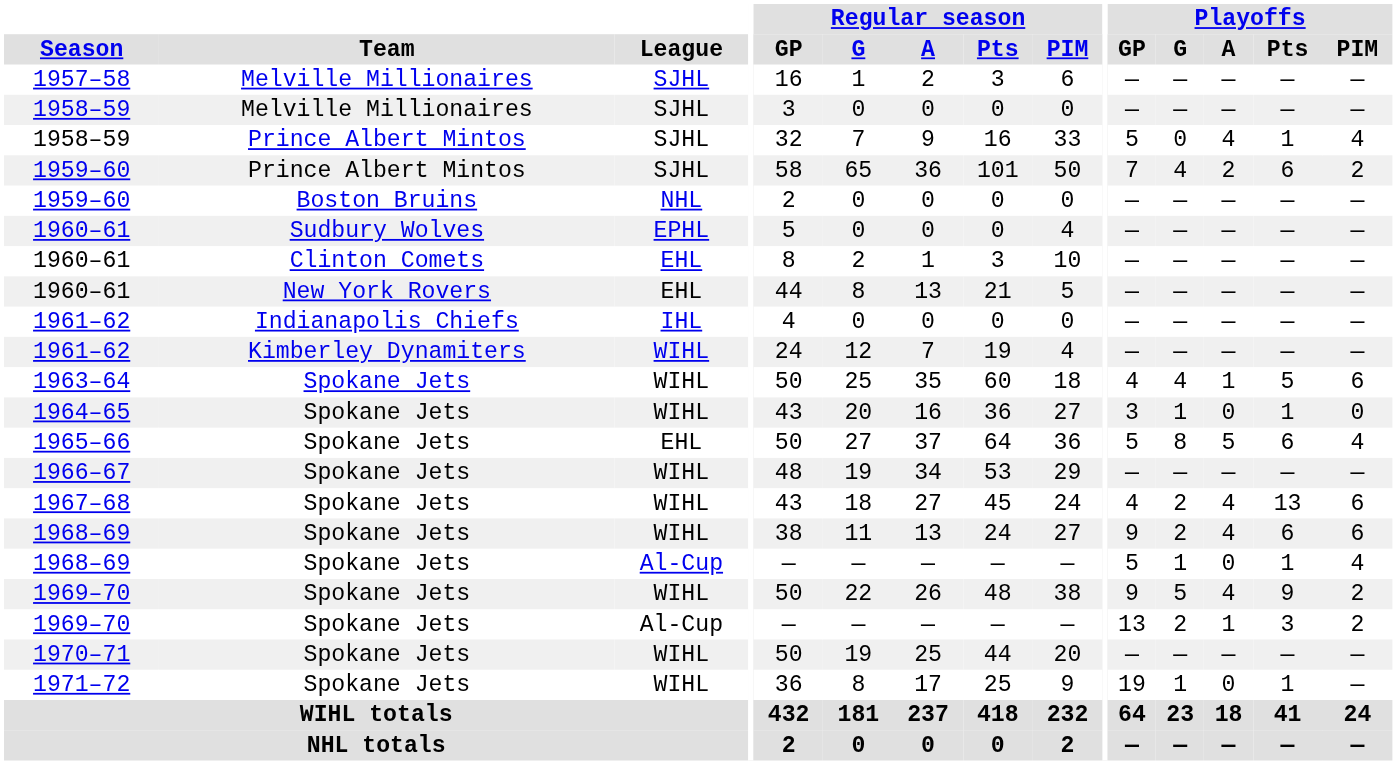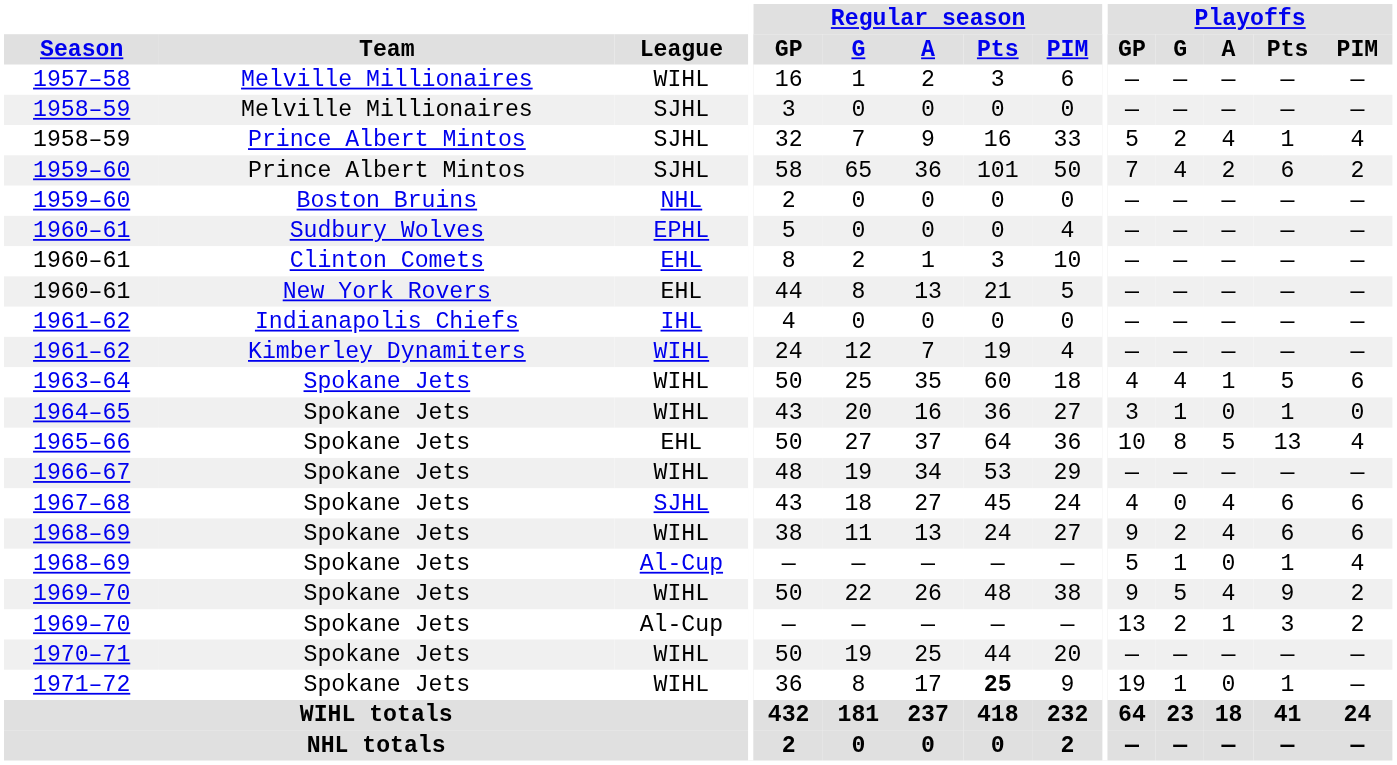(681, 80) SJHL -> (681, 80) WIHL
(1180, 140) 0 -> (1180, 140) 2
(1132, 443) 5 -> (1132, 443) 10
(1288, 443) 6 -> (1288, 443) 13
(681, 503) WIHL -> (681, 503) SJHL
(1180, 503) 2 -> (1180, 503) 0
(1288, 503) 13 -> (1288, 503) 6
(998, 685) normal -> (998, 685) bold
